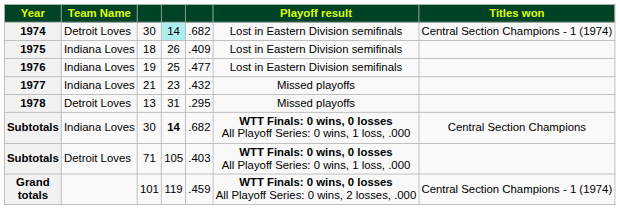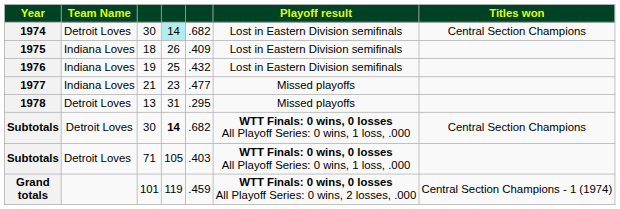(517, 31) Central Section Champions - 1 (1974) -> (517, 31) Central Section Champions
(199, 67) .477 -> (199, 67) .432
(199, 85) .432 -> (199, 85) .477
(99, 127) Indiana Loves -> (99, 127) Detroit Loves
